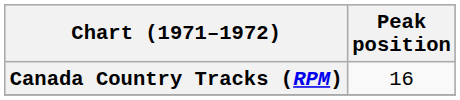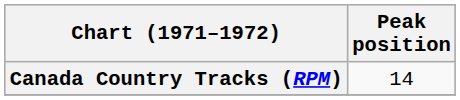(402, 79) 16 -> (402, 79) 14
